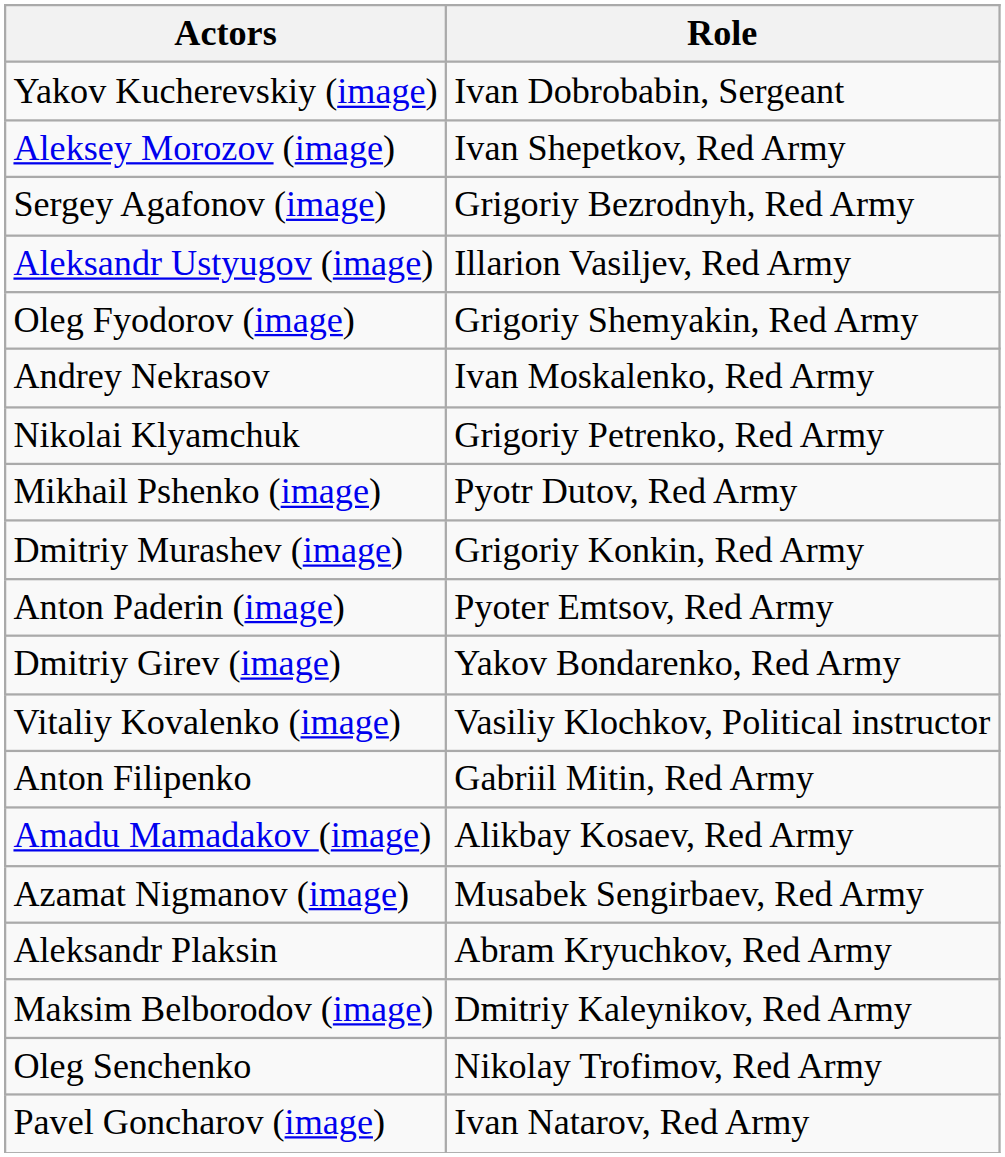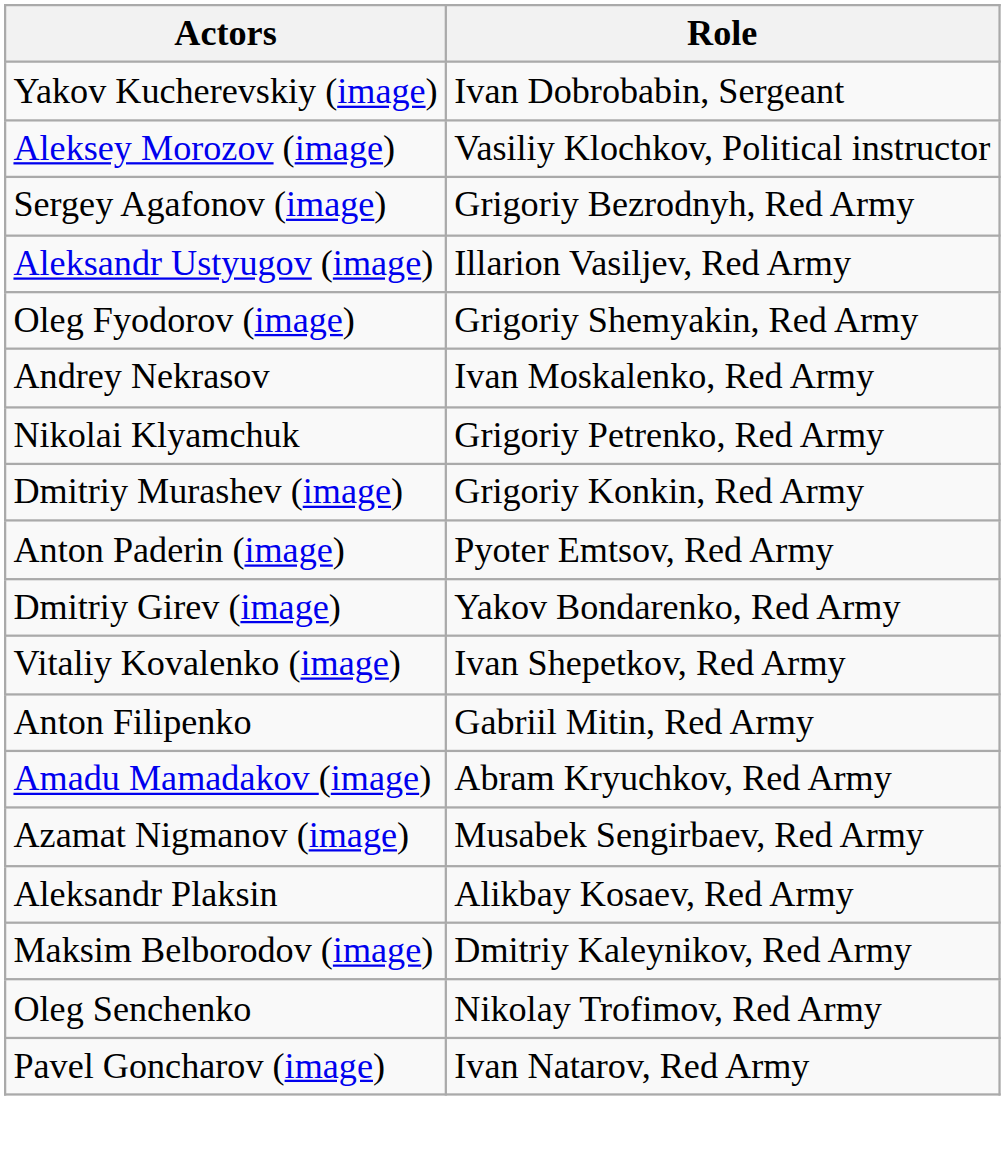(650, 147) Ivan Shepetkov, Red Army -> (722, 147) Vasiliy Klochkov, Political instructor
- row: (197, 491)
(722, 721) Vasiliy Klochkov, Political instructor -> (650, 663) Ivan Shepetkov, Red Army
(654, 836) Alikbay Kosaev, Red Army -> (673, 778) Abram Kryuchkov, Red Army
(673, 950) Abram Kryuchkov, Red Army -> (654, 893) Alikbay Kosaev, Red Army
